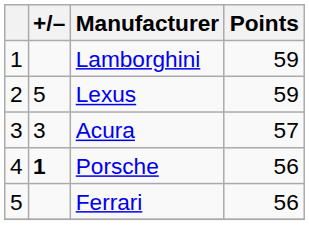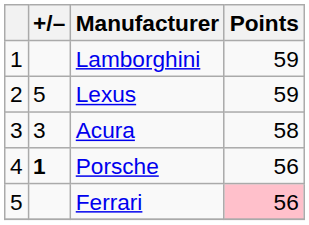(286, 130) 57 -> (286, 130) 58
(286, 202) no background -> (286, 202) pink background
